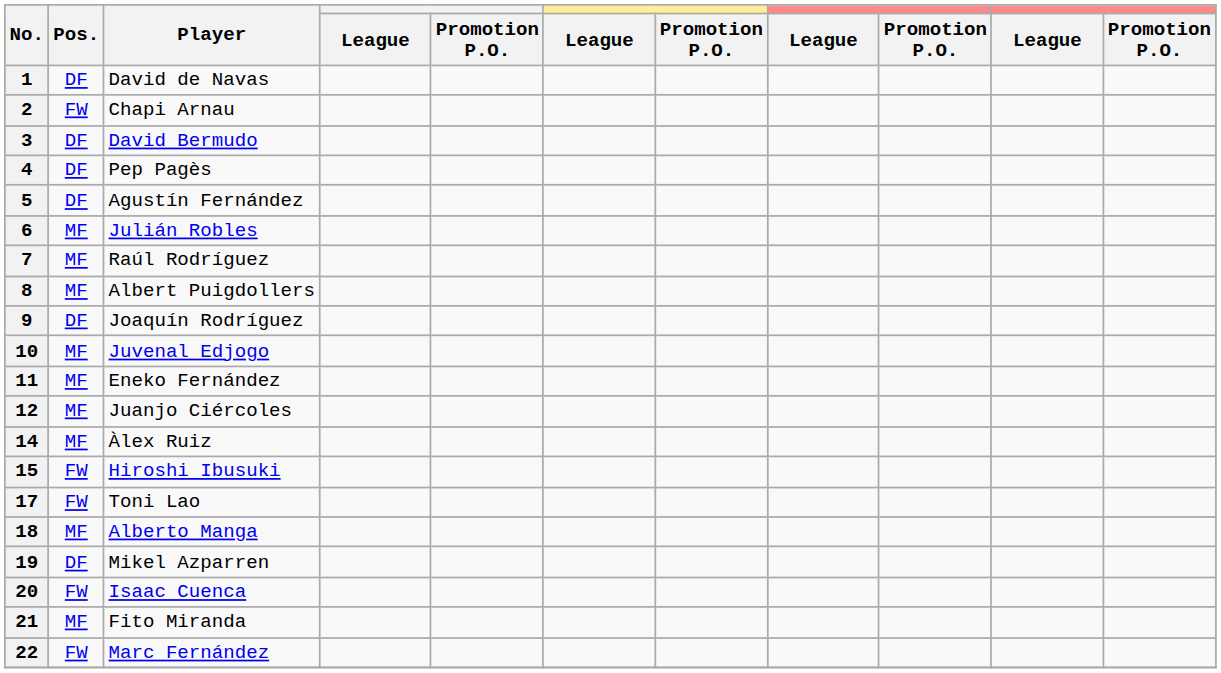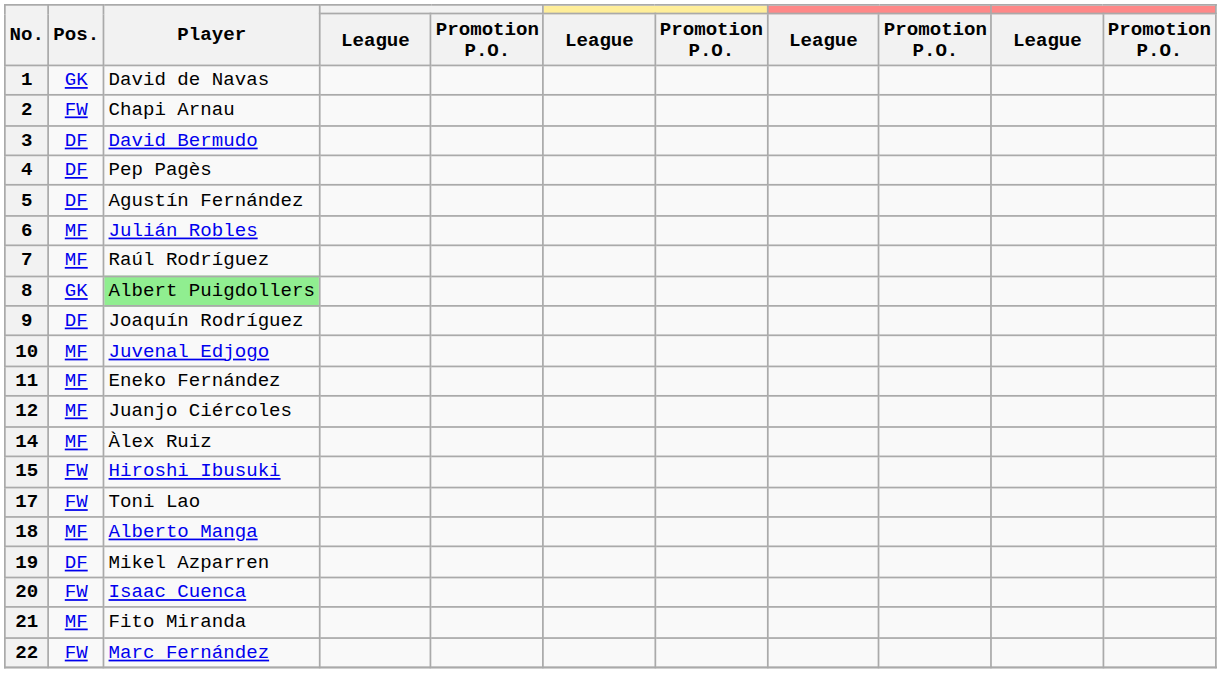(76, 80) DF -> (76, 80) GK
(76, 291) MF -> (76, 291) GK
(212, 291) no background -> (212, 291) lightgreen background
